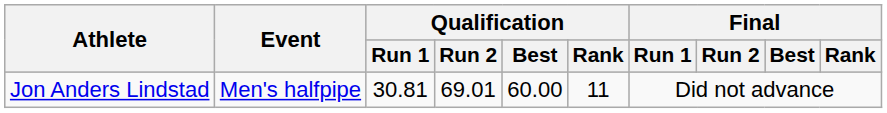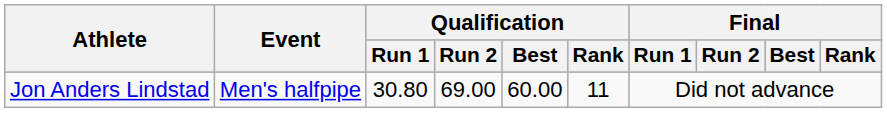(400, 90) 30.81 -> (400, 90) 30.80
(468, 90) 69.01 -> (468, 90) 69.00
